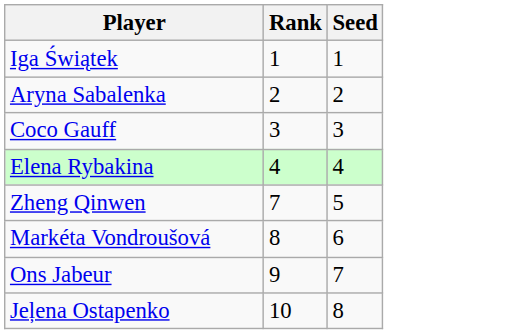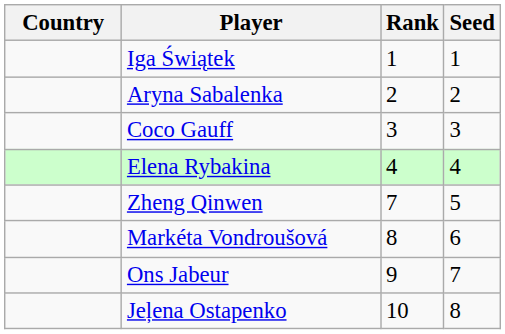+ column: (63, 22)
